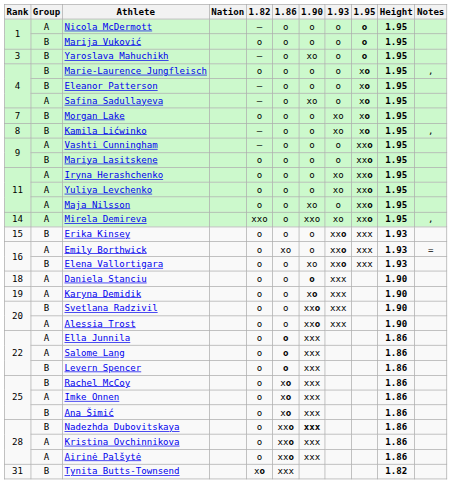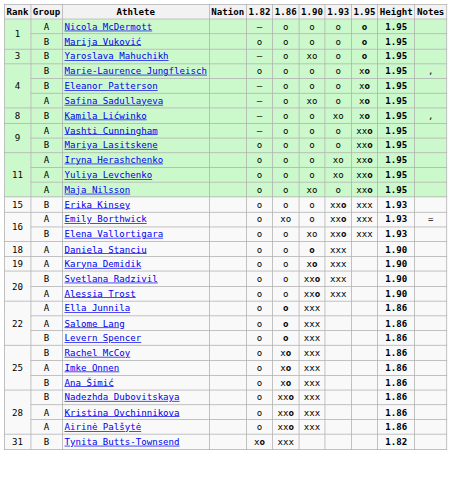- row: (95, 116)
- row: (106, 219)
(312, 427) bold -> (312, 397) normal
